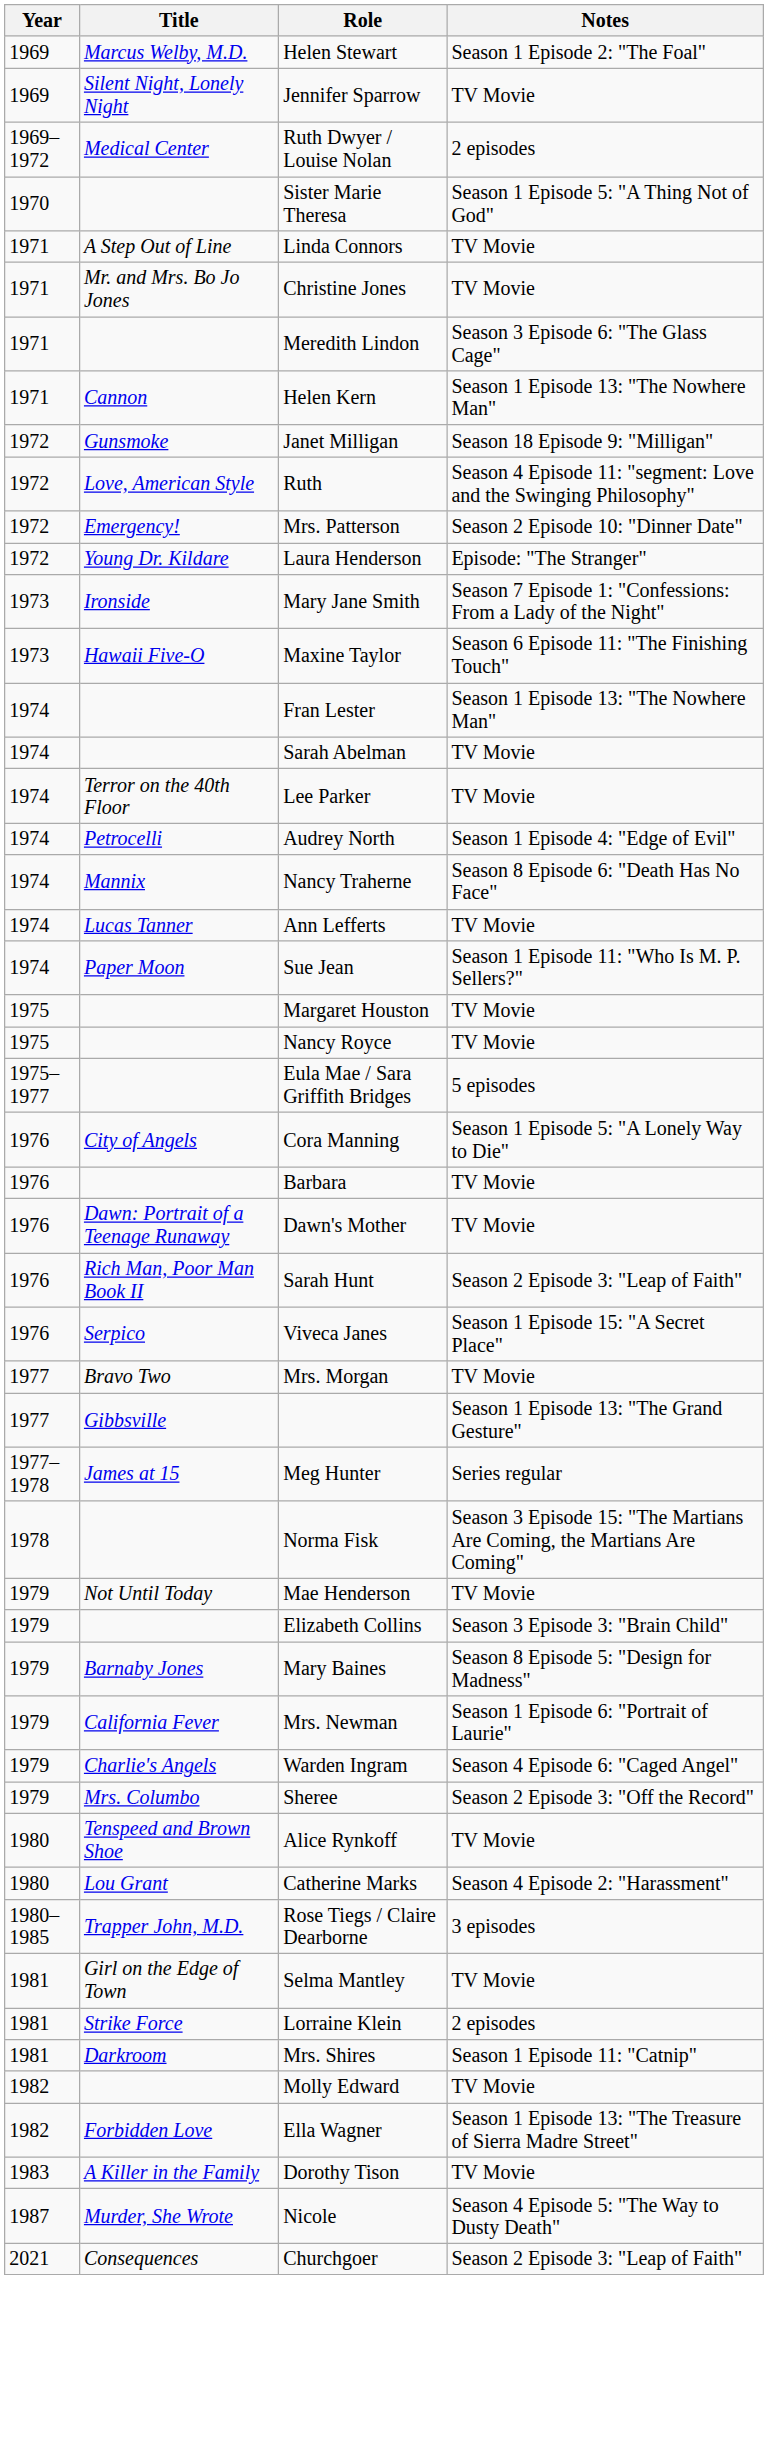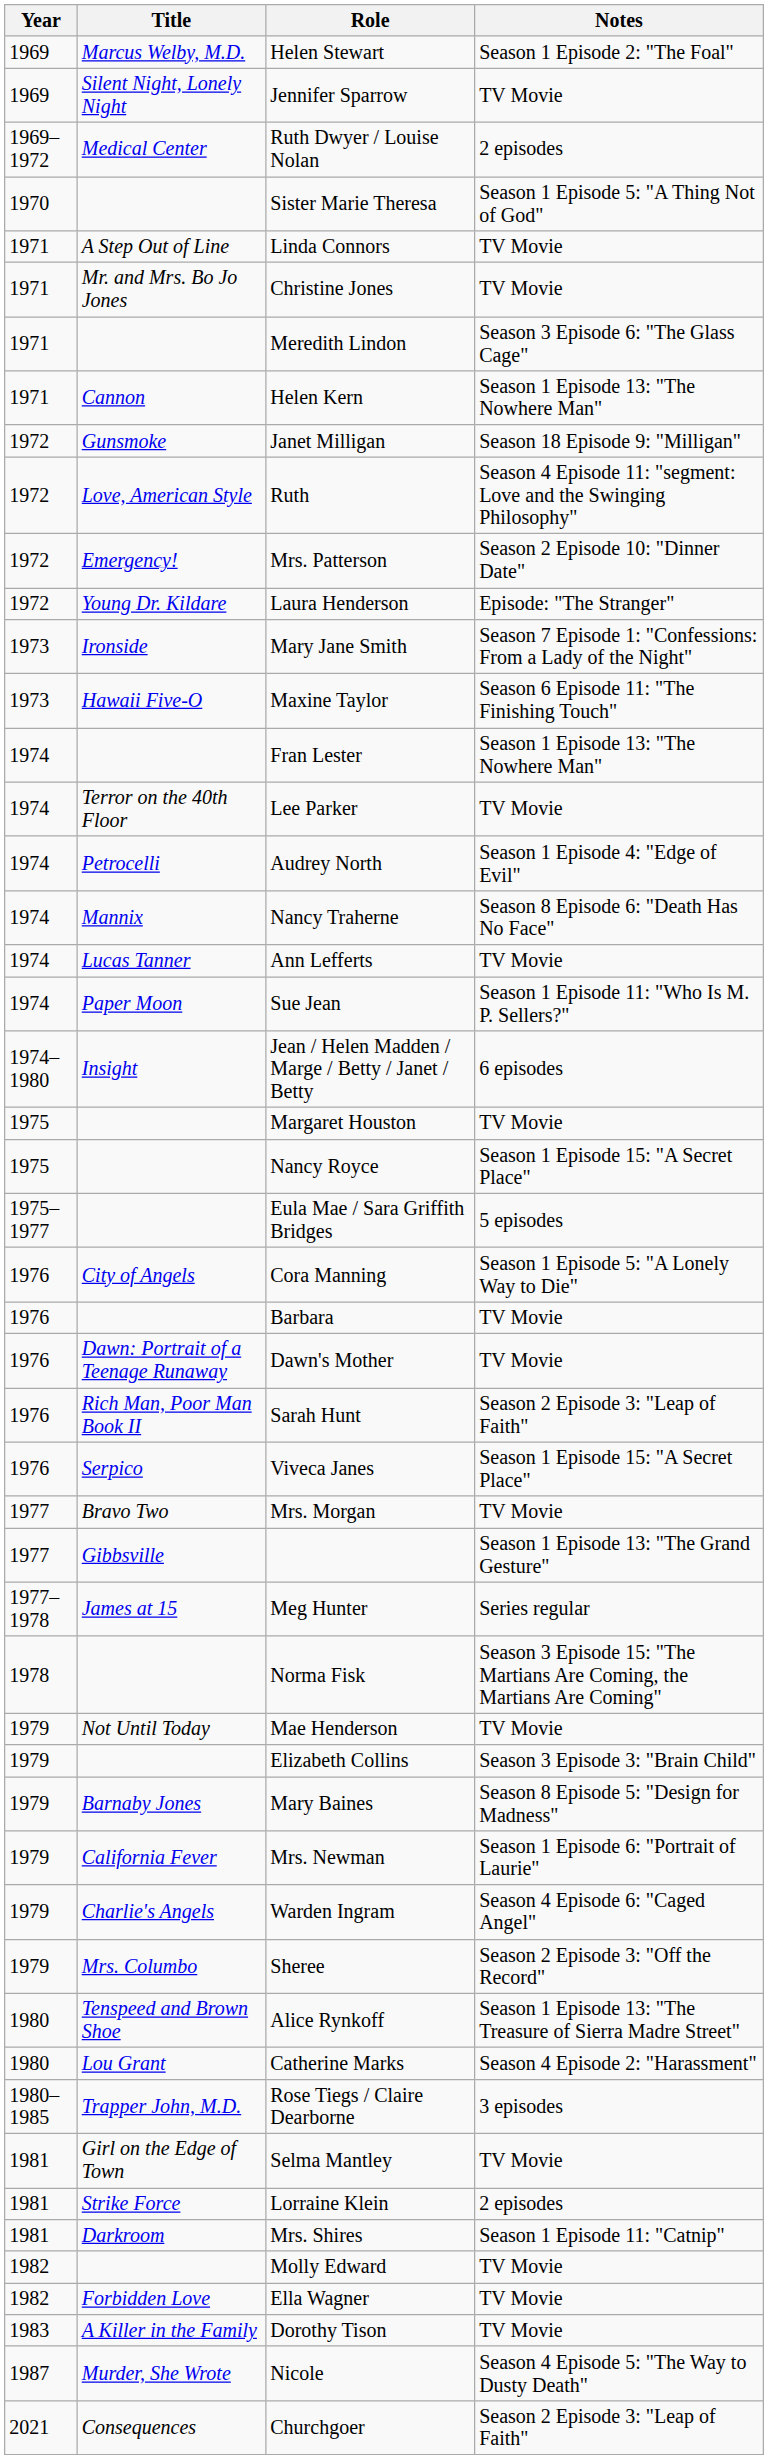- row: (179, 753)
+ row: (110, 1068)
(493, 1042) TV Movie -> (606, 1166) Season 1 Episode 15: "A Secret Place"
(493, 1840) TV Movie -> (609, 2020) Season 1 Episode 13: "The Treasure of Sierra Madre Street"
(596, 2129) Season 1 Episode 13: "The Treasure of Sierra Madre Street" -> (521, 2298) TV Movie
